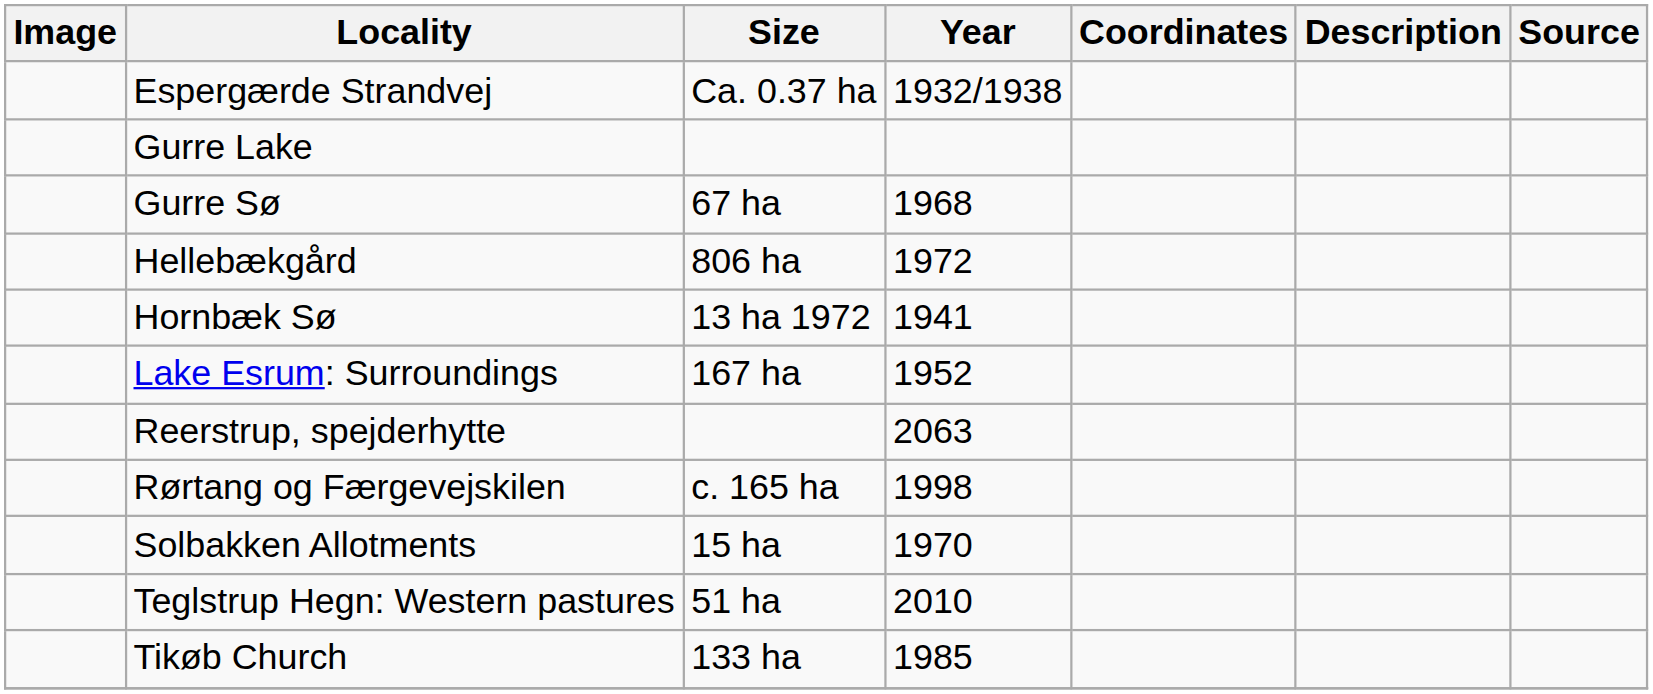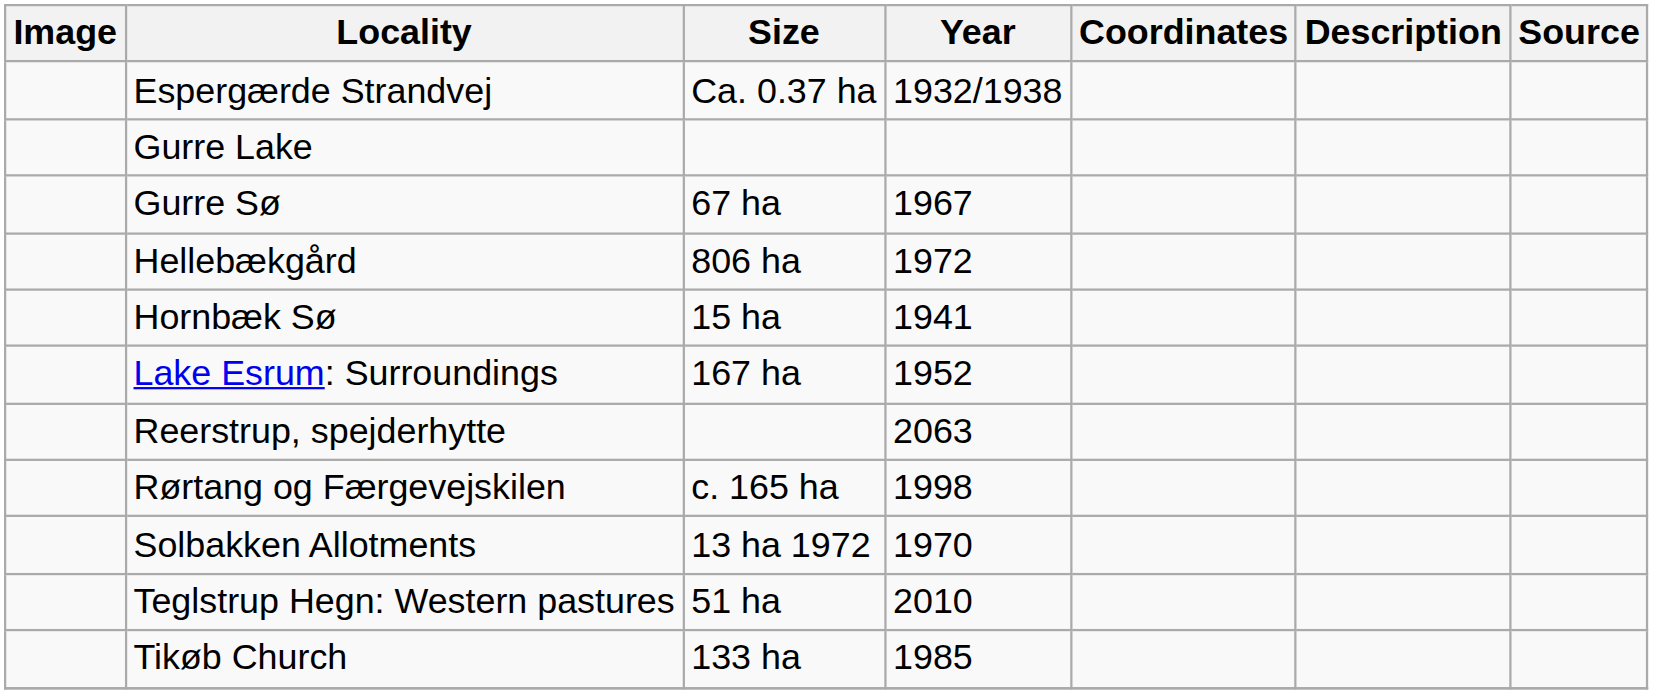(933, 203) 1968 -> (933, 203) 1967
(781, 317) 13 ha 1972 -> (736, 317) 15 ha
(736, 544) 15 ha -> (781, 544) 13 ha 1972
